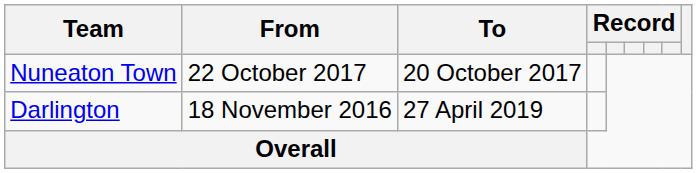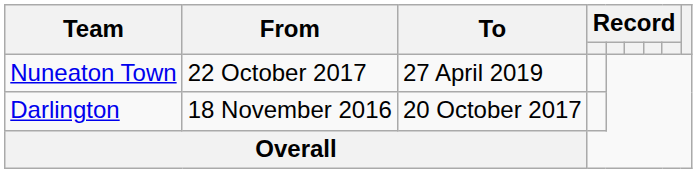(492, 72) 20 October 2017 -> (473, 72) 27 April 2019
(473, 110) 27 April 2019 -> (492, 110) 20 October 2017
